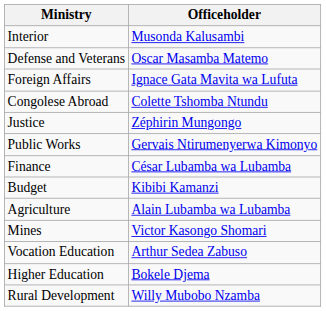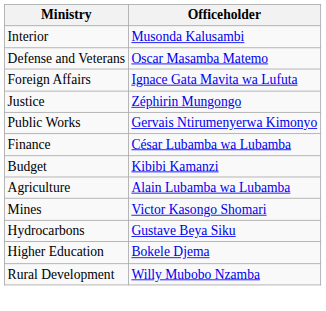- row: (58, 101)
+ row: (46, 230)
- row: (61, 252)
